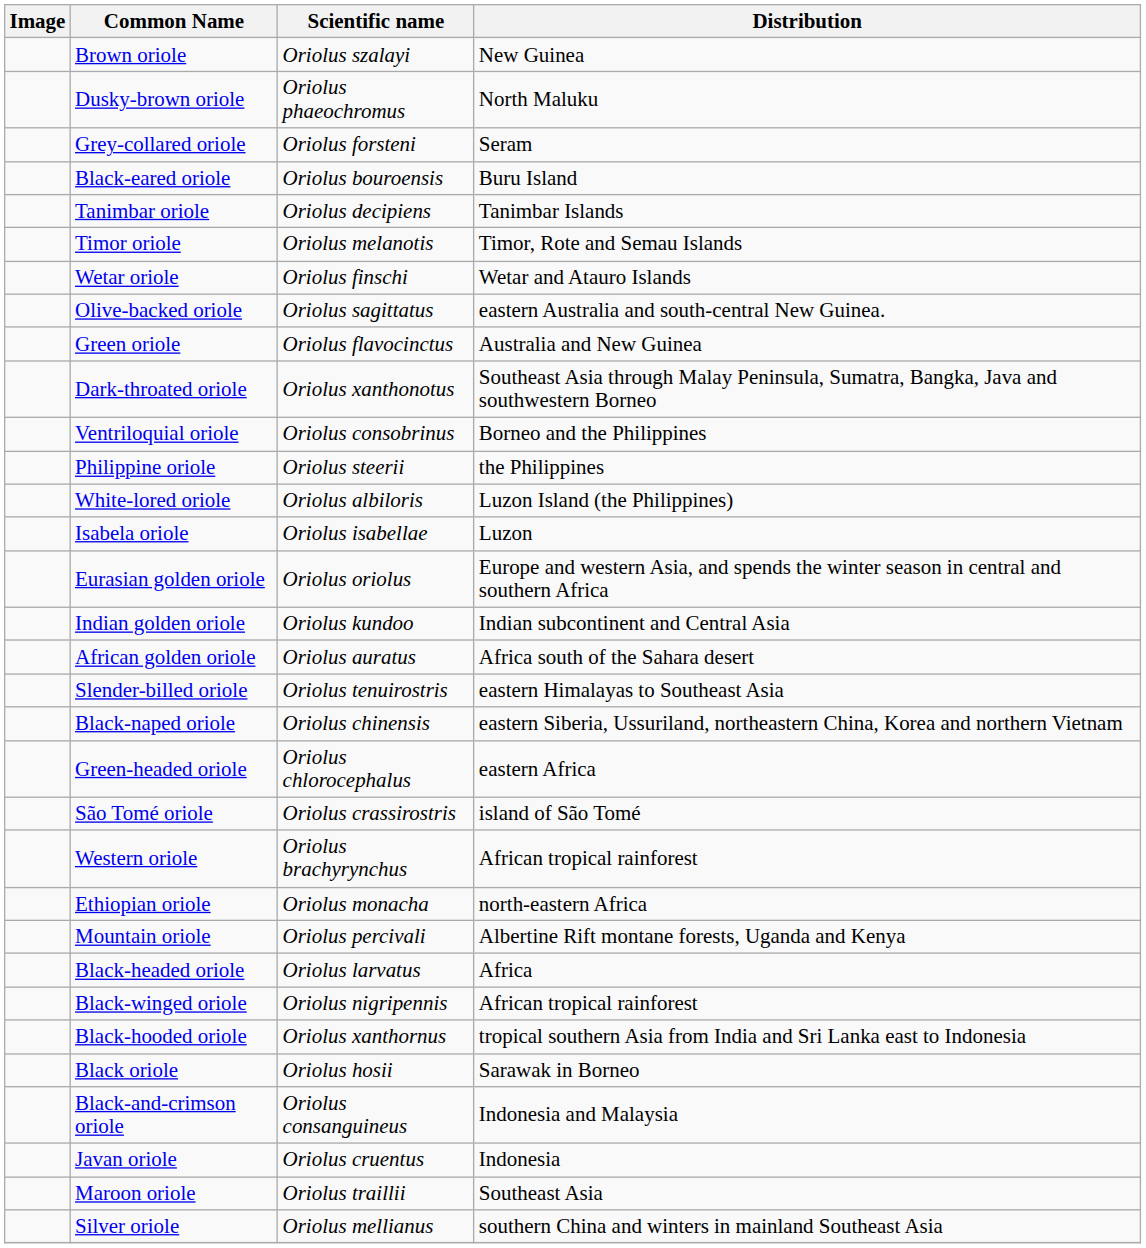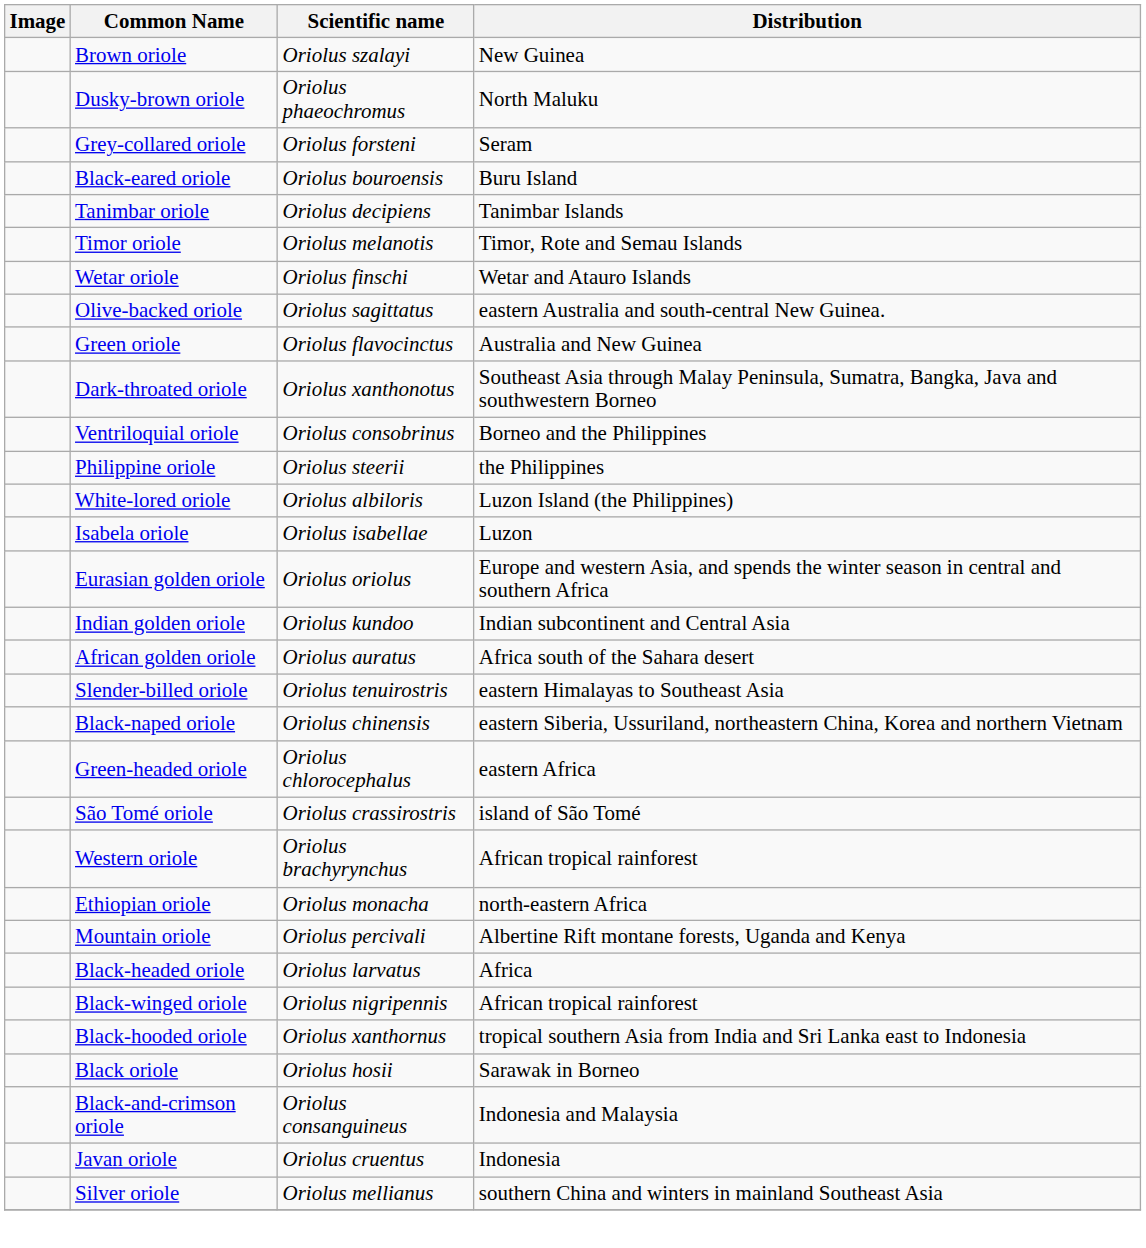- row: (135, 1193)
